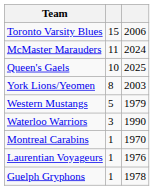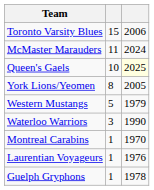(135, 68) no background -> (135, 68) lightyellow background
(135, 86) 2003 -> (135, 86) 2005
